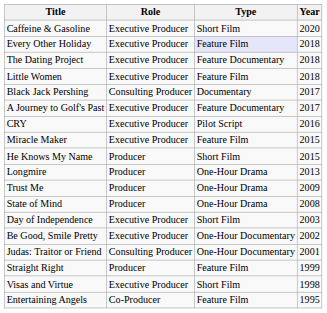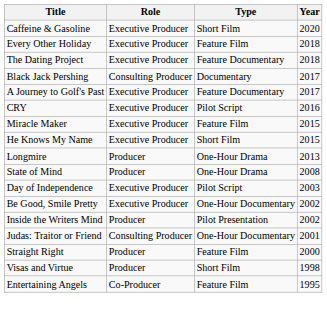(223, 44) lavender background -> (223, 44) no background
- row: (34, 76)
(127, 156) Producer -> (148, 140) Executive Producer
- row: (25, 188)
(218, 220) Short Film -> (219, 188) Pilot Script
+ row: (55, 220)
(310, 268) 1999 -> (310, 252) 2000
(148, 284) Executive Producer -> (127, 268) Producer
